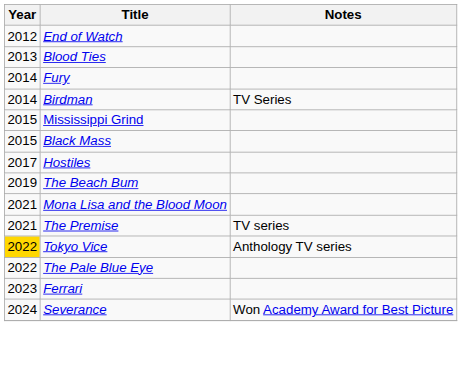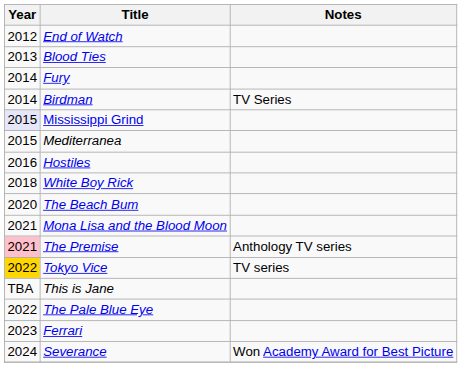(22, 120) no background -> (22, 120) lavender background
+ row: (82, 141)
- row: (77, 141)
(22, 162) 2017 -> (22, 162) 2016
+ row: (88, 183)
(22, 183) 2019 -> (22, 204) 2020
(22, 225) no background -> (22, 246) pink background
(261, 225) TV series -> (292, 246) Anthology TV series
(292, 246) Anthology TV series -> (261, 267) TV series
+ row: (79, 288)
